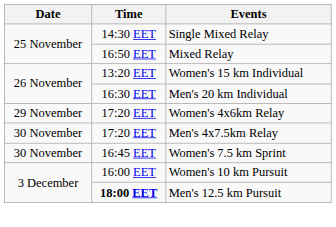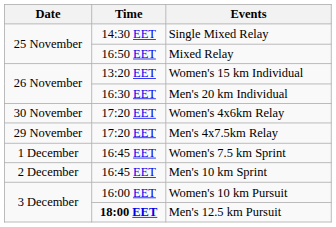(48, 113) 29 November -> (48, 113) 30 November
(48, 133) 30 November -> (48, 133) 29 November
(48, 152) 30 November -> (48, 152) 1 December
+ row: (218, 172)
